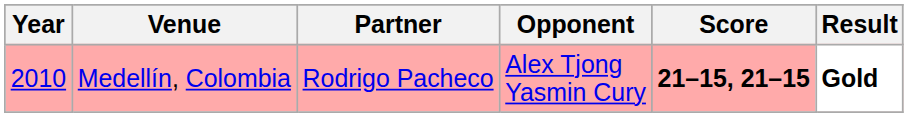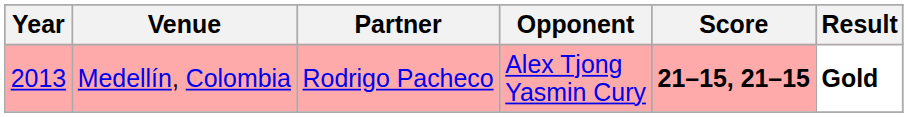(38, 78) 2010 -> (38, 78) 2013
